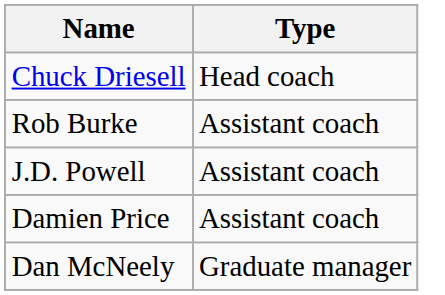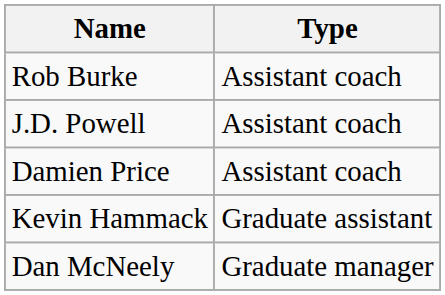- row: (99, 76)
+ row: (110, 218)
